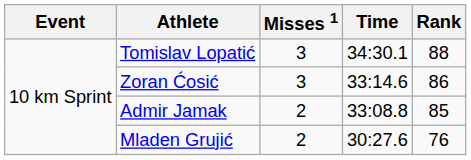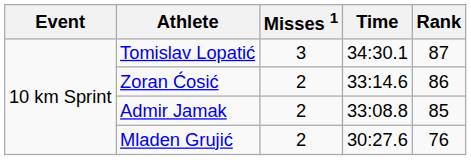(439, 53) 88 -> (439, 53) 87
(301, 82) 3 -> (301, 82) 2
